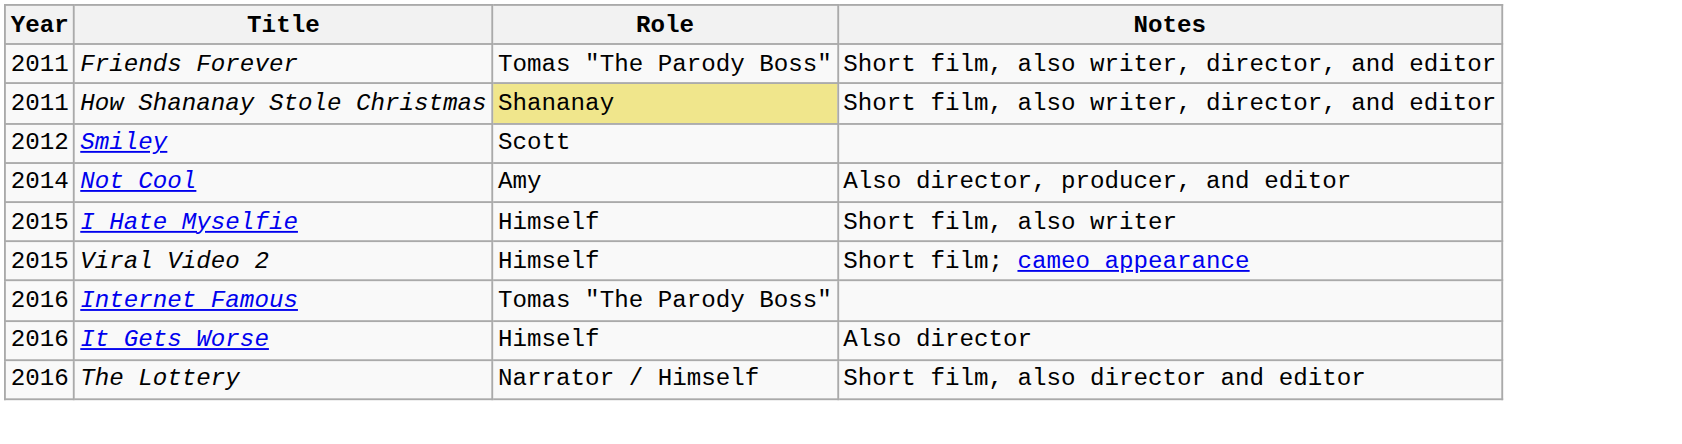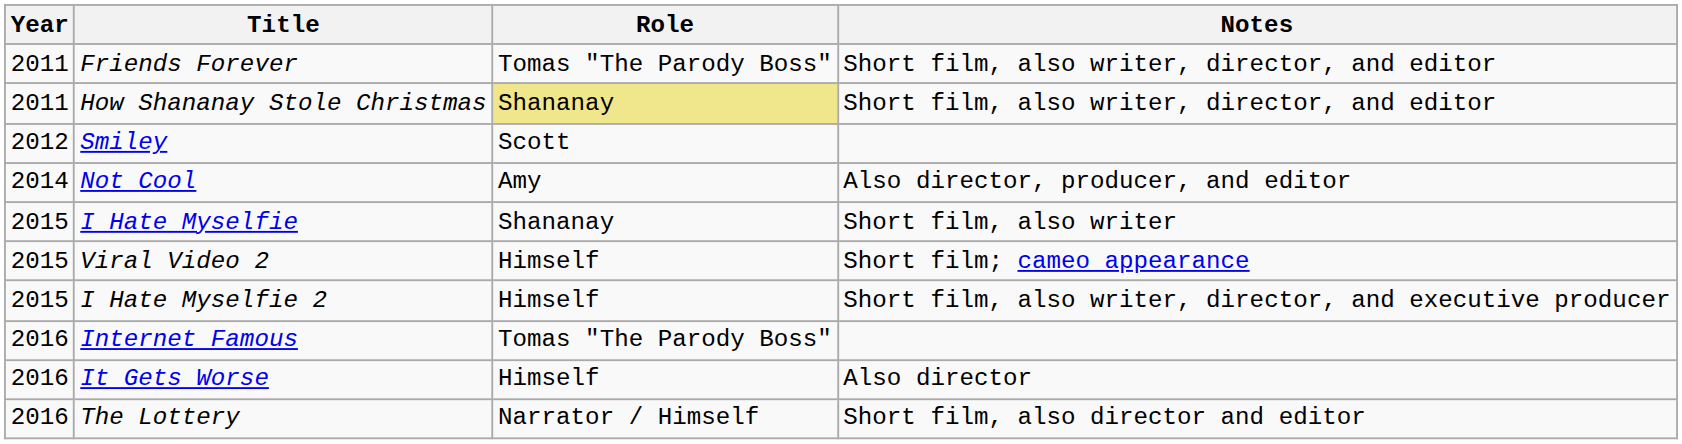(549, 222) Himself -> (556, 222) Shananay
+ row: (204, 300)
